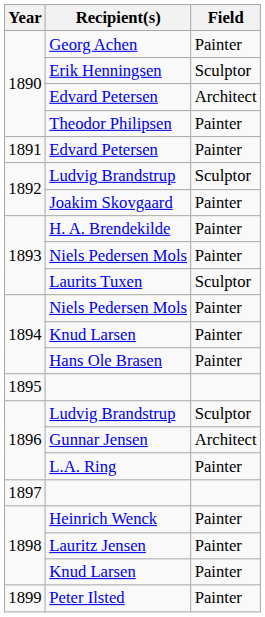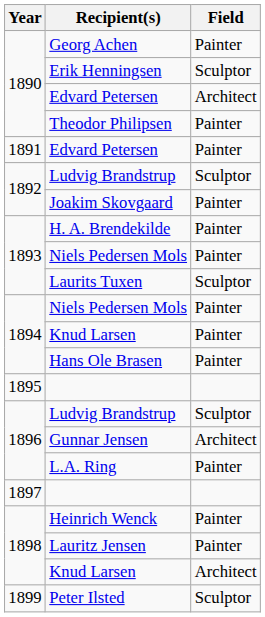(218, 571) Painter -> (226, 571) Architect
(218, 598) Painter -> (223, 598) Sculptor
